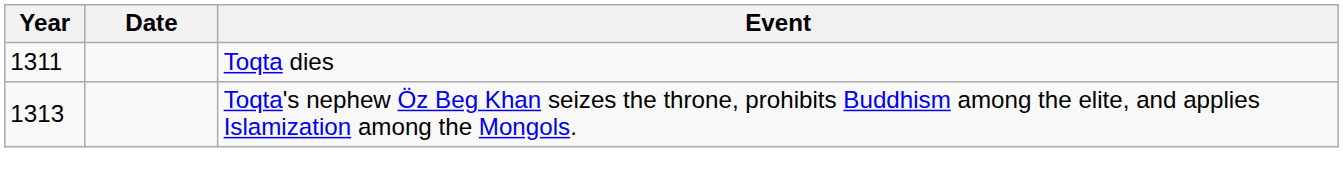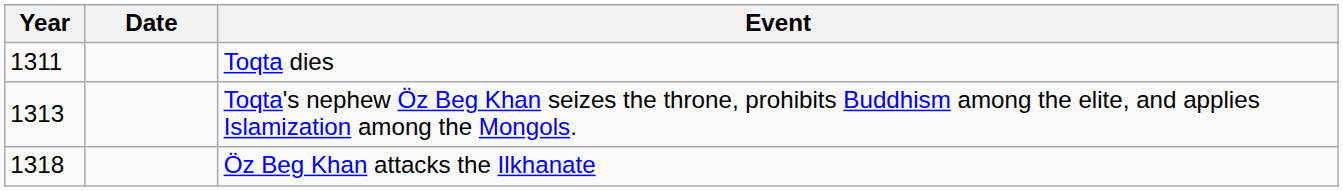+ row: (410, 165)
